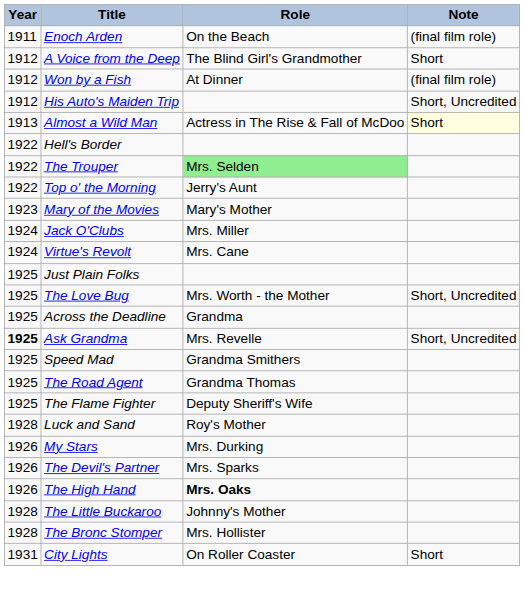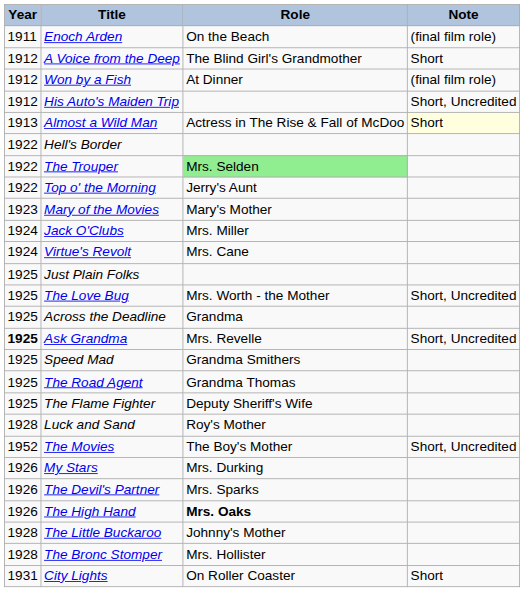+ row: (79, 446)
